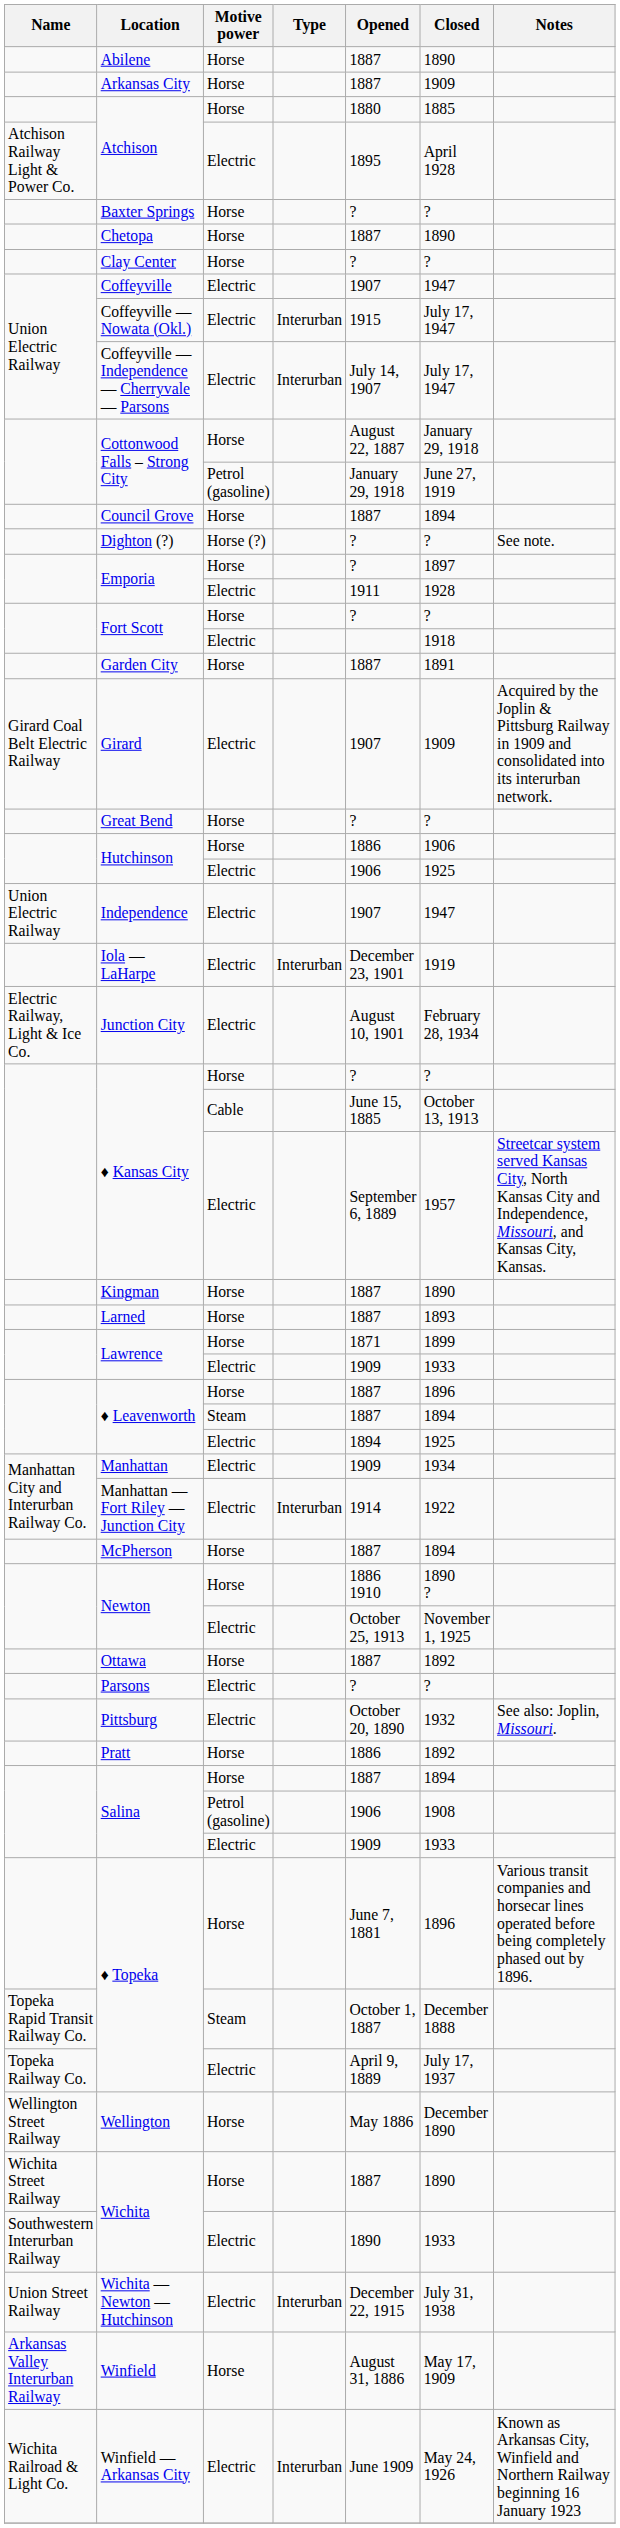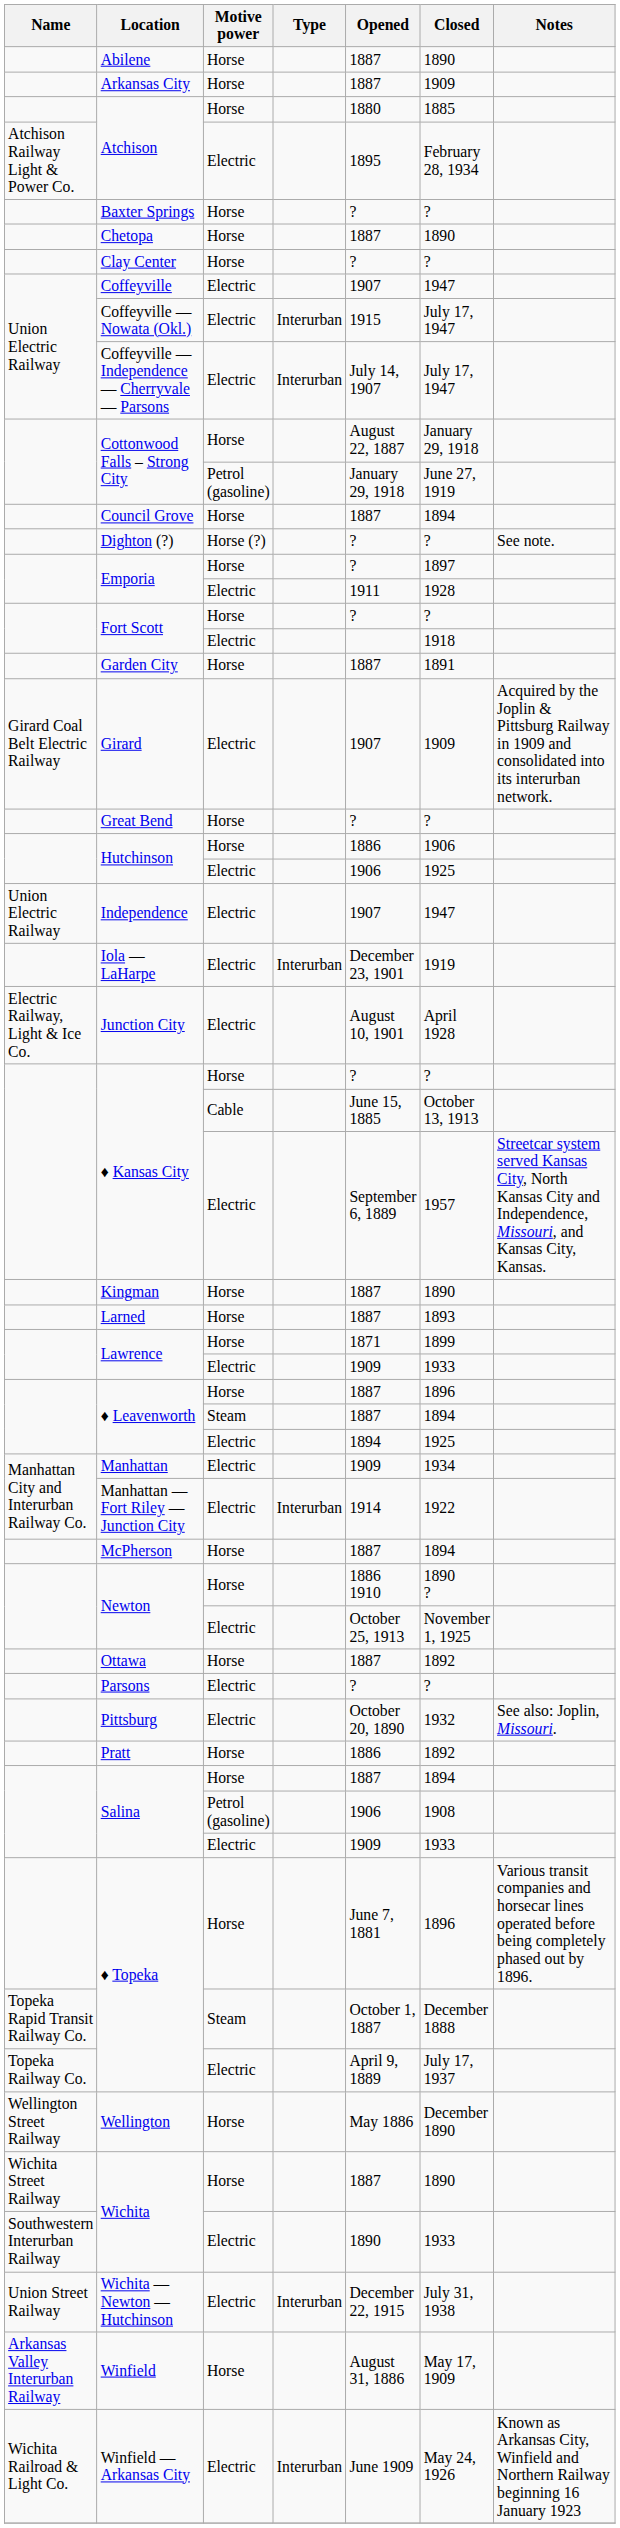(440, 160) April 1928 -> (452, 160) February 28, 1934
(452, 1025) February 28, 1934 -> (440, 1025) April 1928
